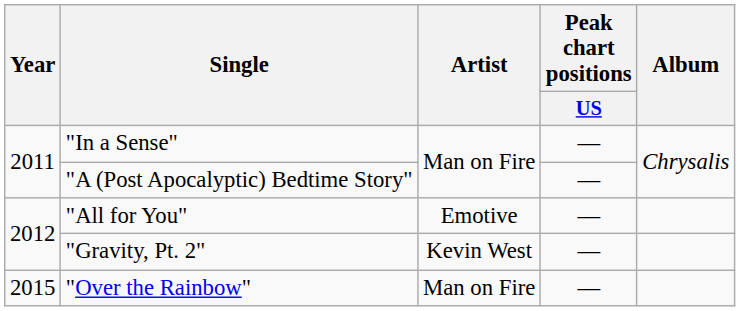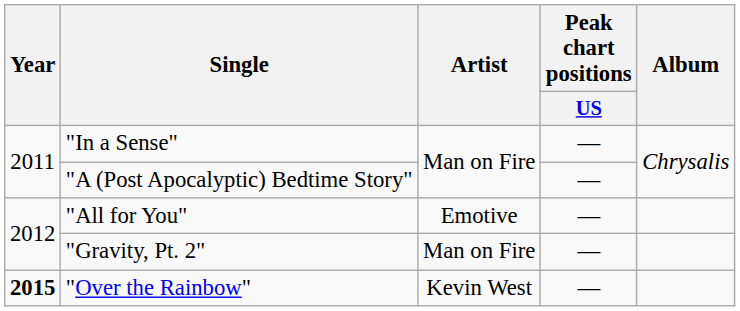(479, 251) Kevin West -> (479, 251) Man on Fire
(33, 287) normal -> (33, 287) bold
(479, 287) Man on Fire -> (479, 287) Kevin West
